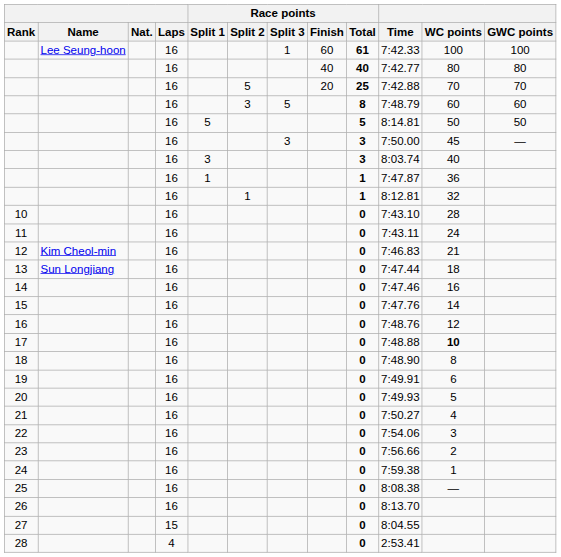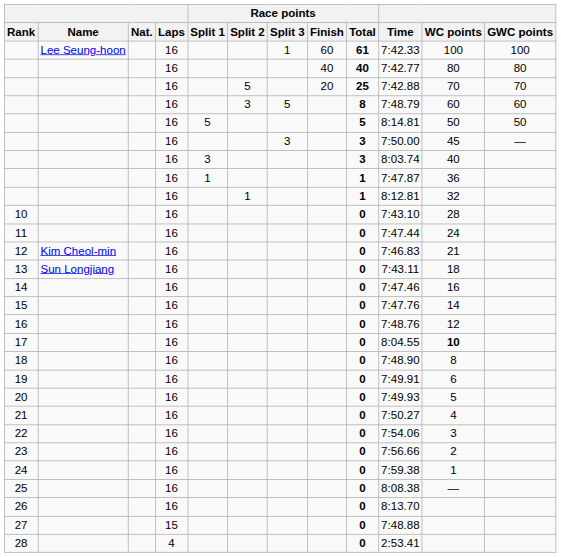(400, 232) 7:43.11 -> (400, 232) 7:47.44
(400, 269) 7:47.44 -> (400, 269) 7:43.11
(400, 342) 7:48.88 -> (400, 342) 8:04.55
(400, 525) 8:04.55 -> (400, 525) 7:48.88
